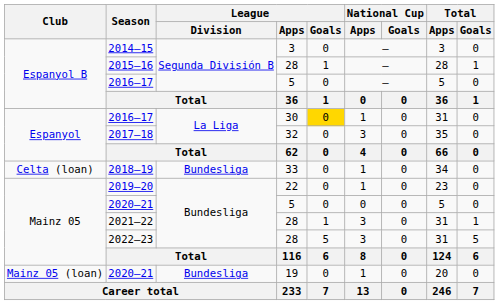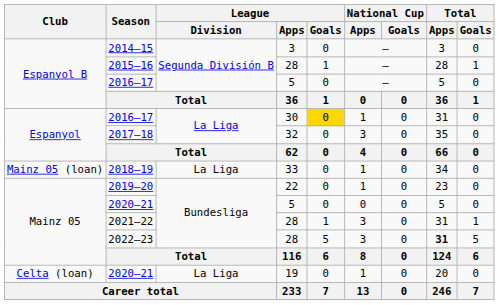(55, 169) Celta (loan) -> (55, 169) Mainz 05 (loan)
(216, 169) Bundesliga -> (216, 169) La Liga
(442, 239) normal -> (442, 239) bold
(55, 274) Mainz 05 (loan) -> (55, 274) Celta (loan)
(216, 274) Bundesliga -> (216, 274) La Liga
